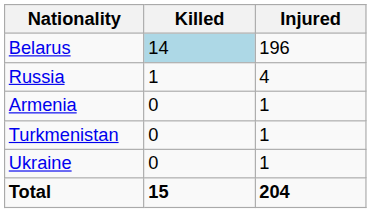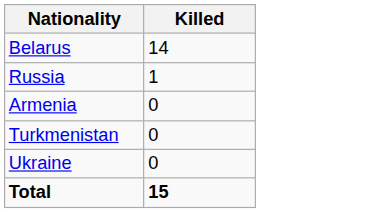- column: (311, 18)
(158, 47) lightblue background -> (158, 47) no background
